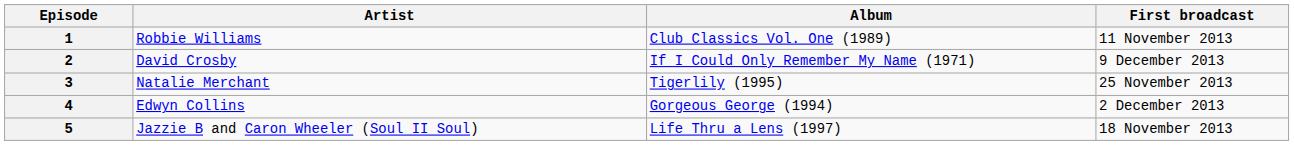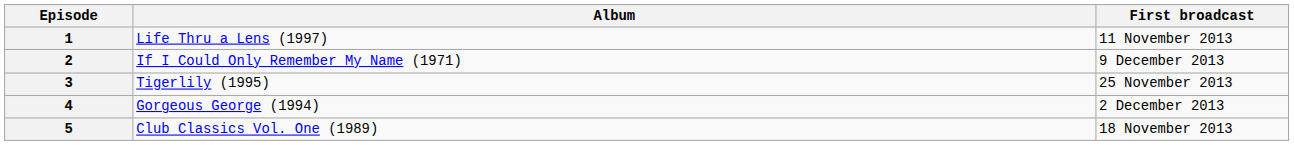- column: (390, 16)
(771, 39) Club Classics Vol. One (1989) -> (232, 39) Life Thru a Lens (1997)
(746, 129) Life Thru a Lens (1997) -> (257, 129) Club Classics Vol. One (1989)
